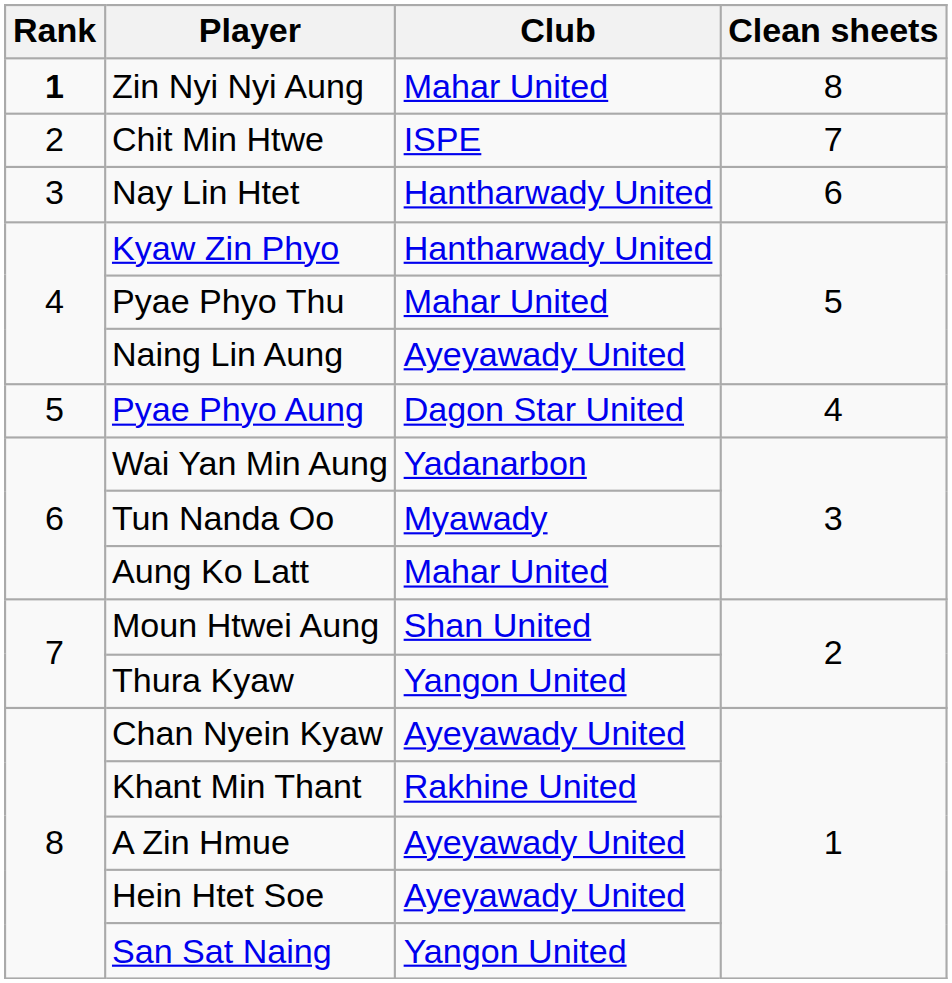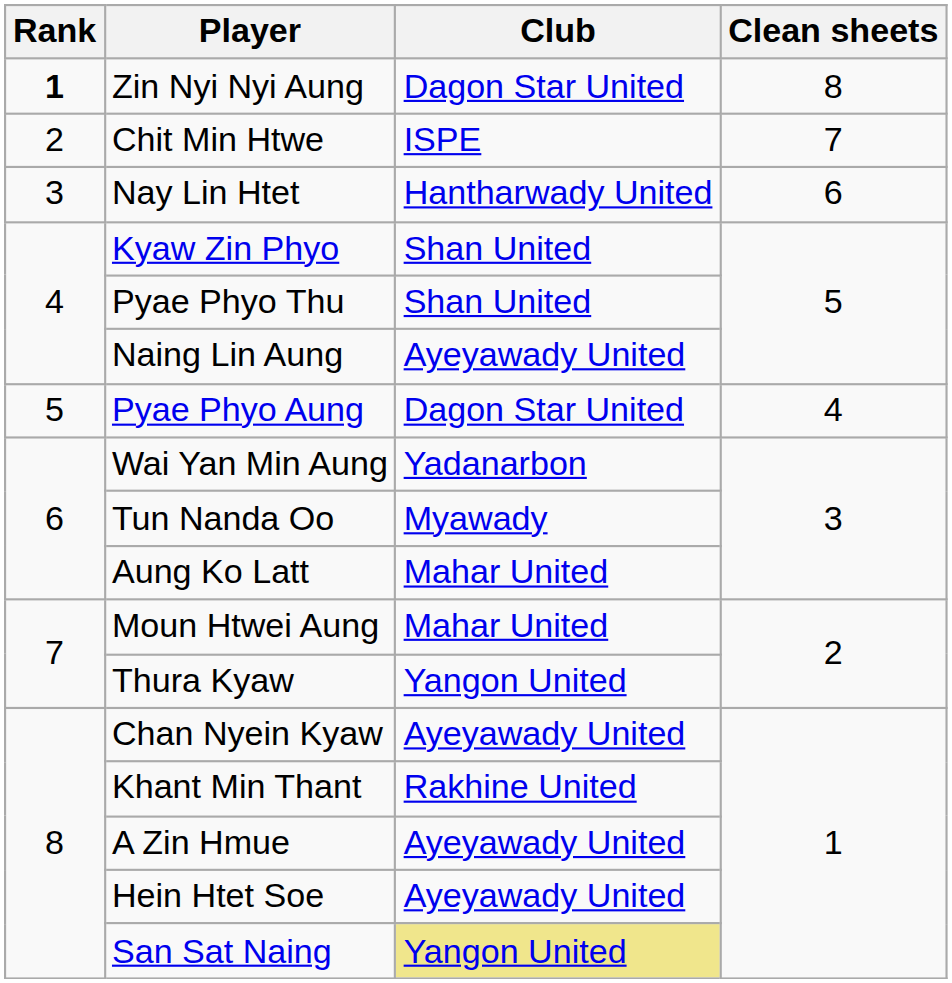(506, 85) Mahar United -> (544, 85) Dagon Star United
(558, 247) Hantharwady United -> (497, 247) Shan United
(506, 301) Mahar United -> (497, 301) Shan United
(497, 626) Shan United -> (506, 626) Mahar United
(515, 950) no background -> (515, 950) khaki background
